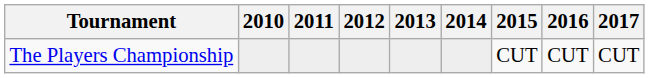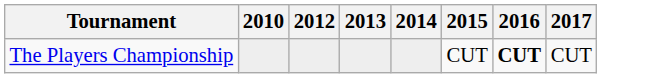- column: (314, 21)
(568, 55) normal -> (519, 55) bold
